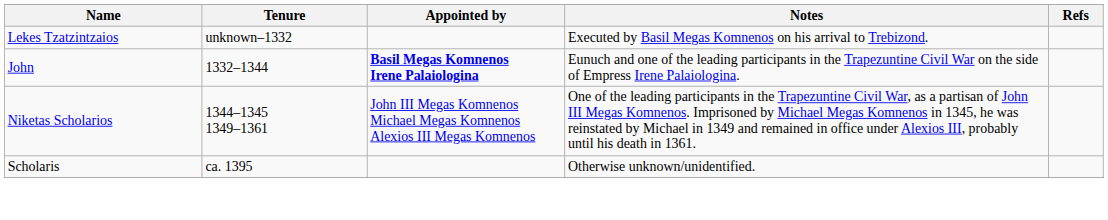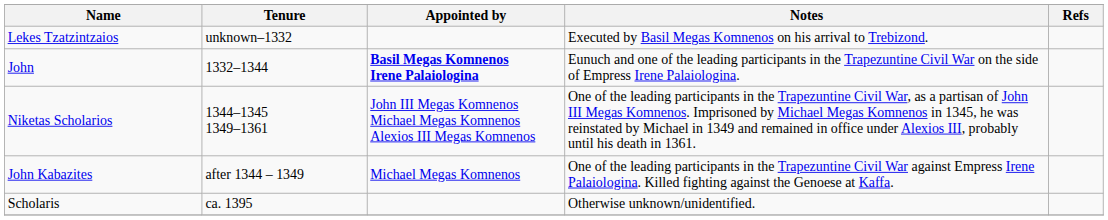+ row: (50, 174)
